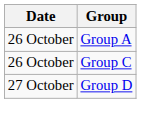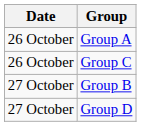+ row: (106, 86)
